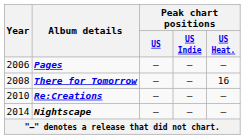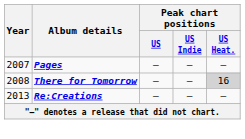(18, 65) 2006 -> (18, 65) 2007
(223, 80) no background -> (223, 80) lightgrey background
(18, 96) 2010 -> (18, 96) 2013
- row: (63, 111)
